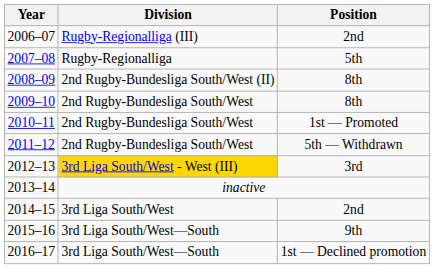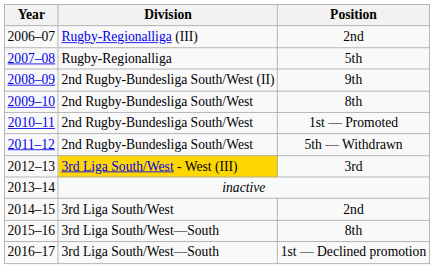(353, 79) 8th -> (353, 79) 9th
(353, 230) 9th -> (353, 230) 8th
